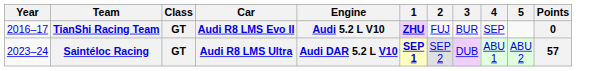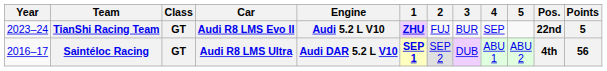+ column: (549, 12)
(28, 29) 2016–17 -> (28, 29) 2023–24
(553, 29) 0 -> (583, 29) 5
(28, 52) 2023–24 -> (28, 52) 2016–17
(553, 52) 57 -> (583, 52) 56
